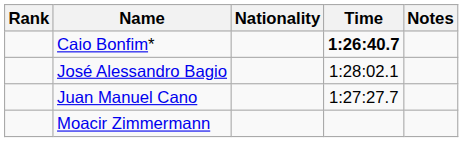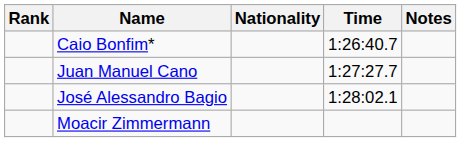(364, 44) bold -> (363, 44) normal
rows swapped: (127, 97) <-> (142, 71)
